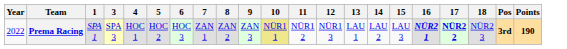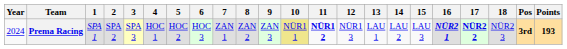+ column: (114, 11)
(15, 31) 2022 -> (15, 31) 2024
(303, 31) normal -> (323, 31) bold
(528, 31) 190 -> (548, 31) 193
